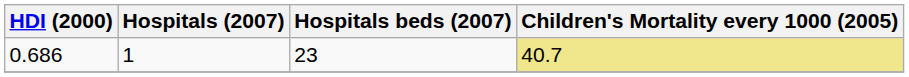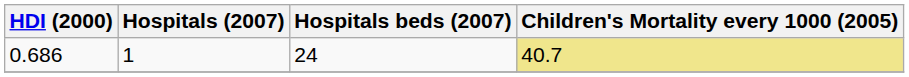(306, 54) 23 -> (306, 54) 24
